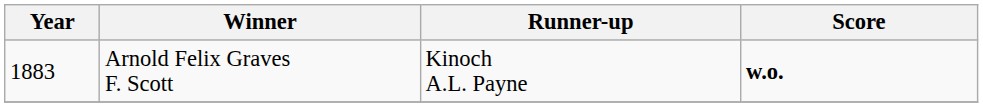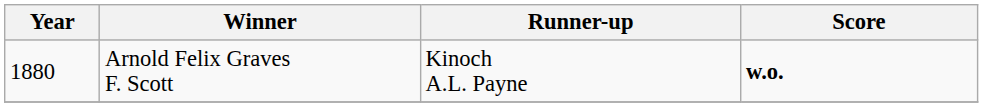(32, 70) 1883 -> (32, 70) 1880
